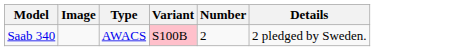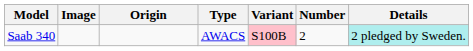+ column: (148, 14)
(309, 35) no background -> (408, 35) paleturquoise background
